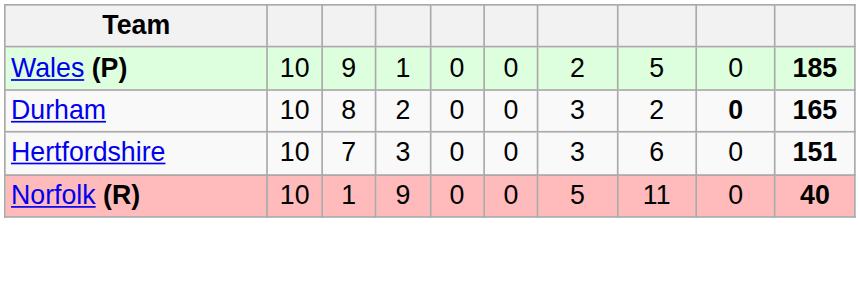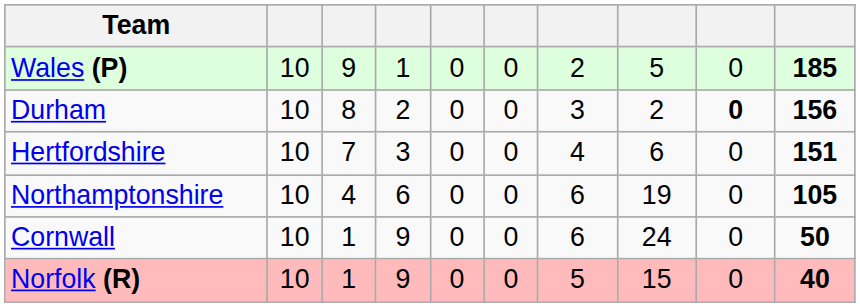(815, 110) 165 -> (815, 110) 156
(578, 152) 3 -> (578, 152) 4
+ row: (117, 195)
+ row: (63, 237)
(657, 195) 11 -> (657, 279) 15
